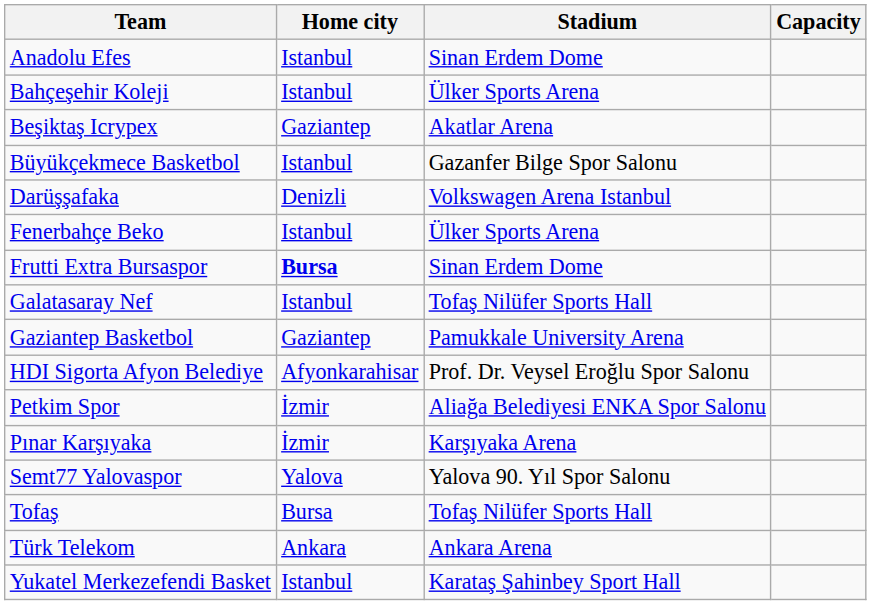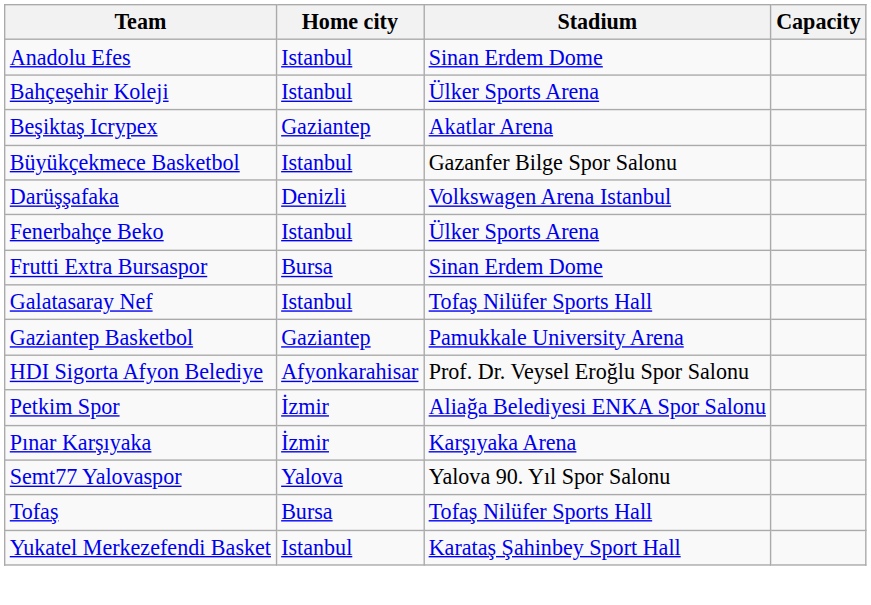(309, 267) bold -> (307, 267) normal
- row: (72, 547)
